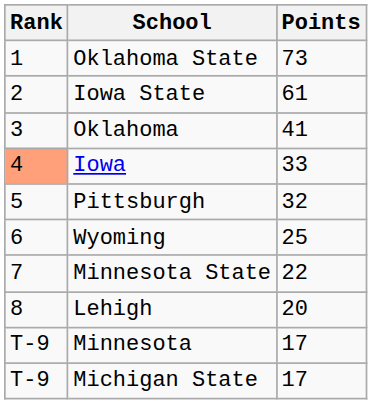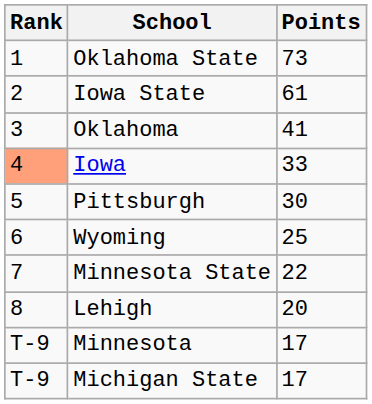(295, 202) 32 -> (295, 202) 30
